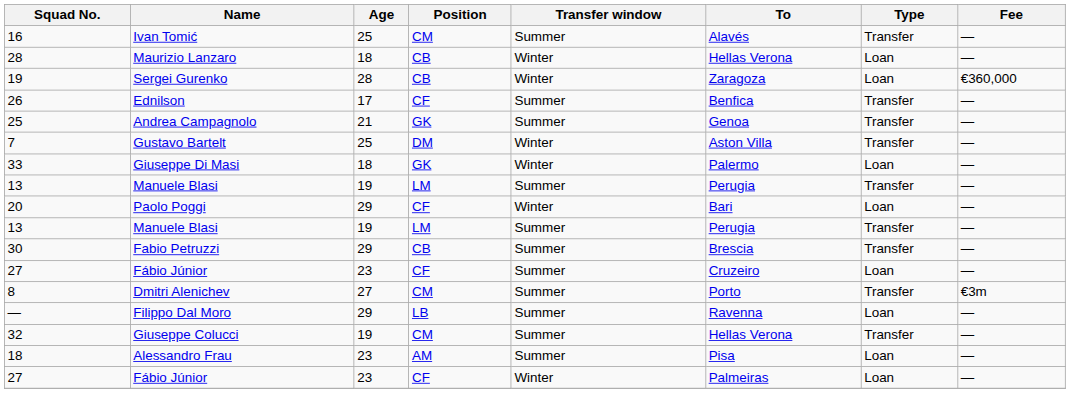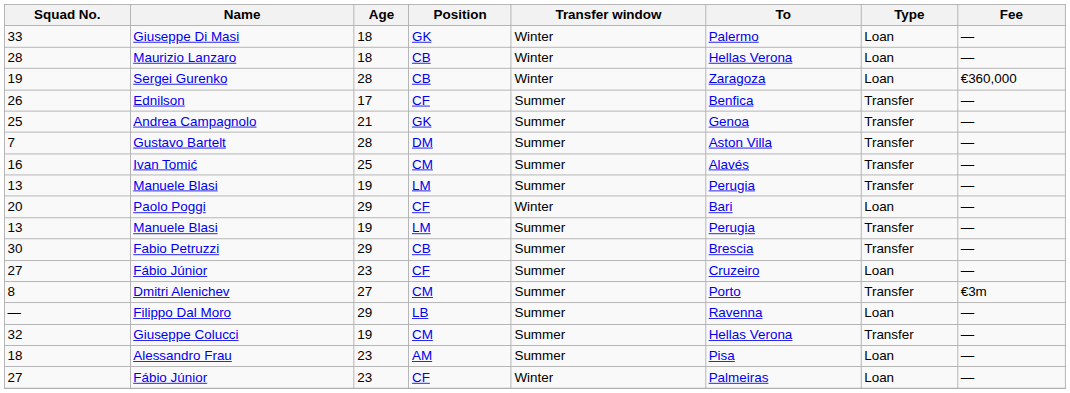rows swapped: (15, 164) <-> (15, 36)
(365, 143) 25 -> (365, 143) 28
(534, 143) Winter -> (540, 143) Summer
